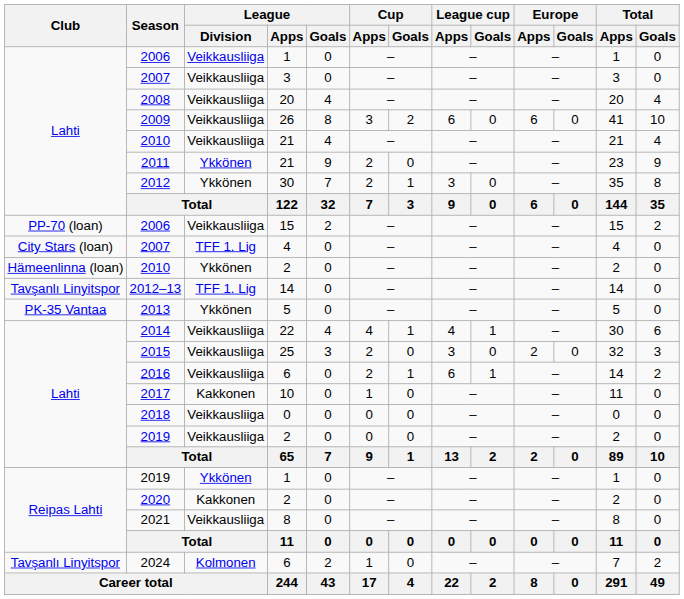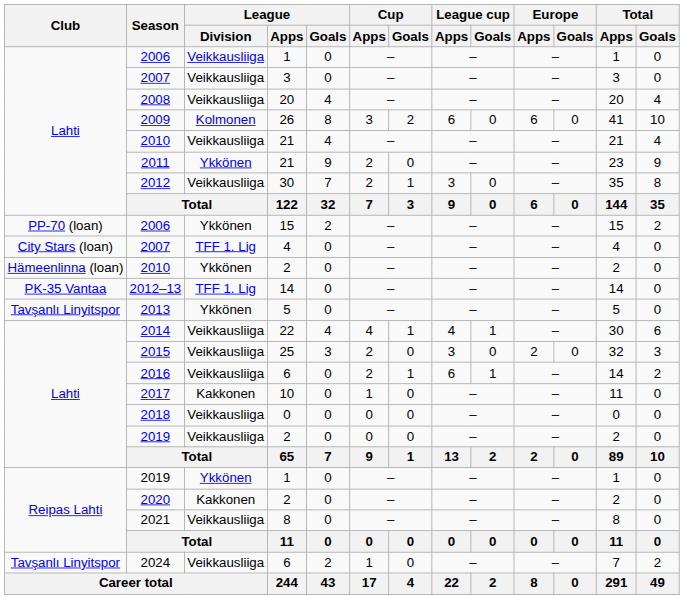(226, 120) Veikkausliiga -> (226, 120) Kolmonen
(226, 183) Ykkönen -> (226, 183) Veikkausliiga
(226, 225) Veikkausliiga -> (226, 225) Ykkönen
(65, 288) Tavşanlı Linyitspor -> (65, 288) PK-35 Vantaa
(65, 309) PK-35 Vantaa -> (65, 309) Tavşanlı Linyitspor
(226, 562) Kolmonen -> (226, 562) Veikkausliiga
